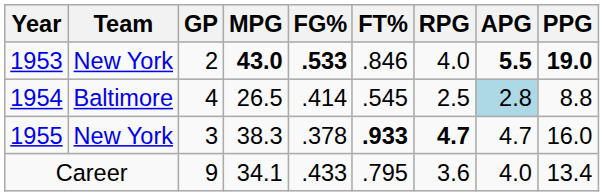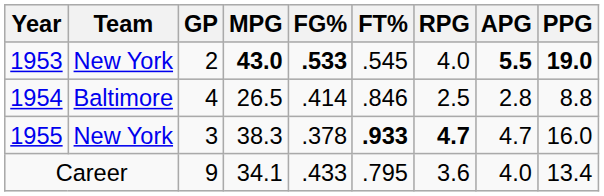(385, 61) .846 -> (385, 61) .545
(385, 98) .545 -> (385, 98) .846
(515, 98) lightblue background -> (515, 98) no background
